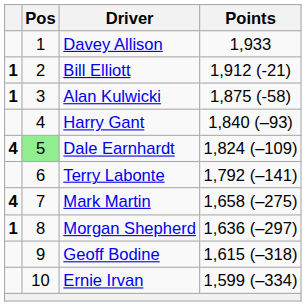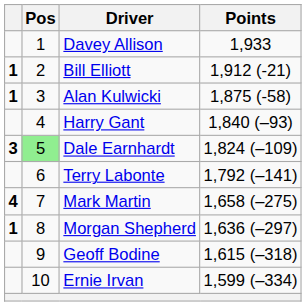(13, 149) 4 -> (13, 149) 3
